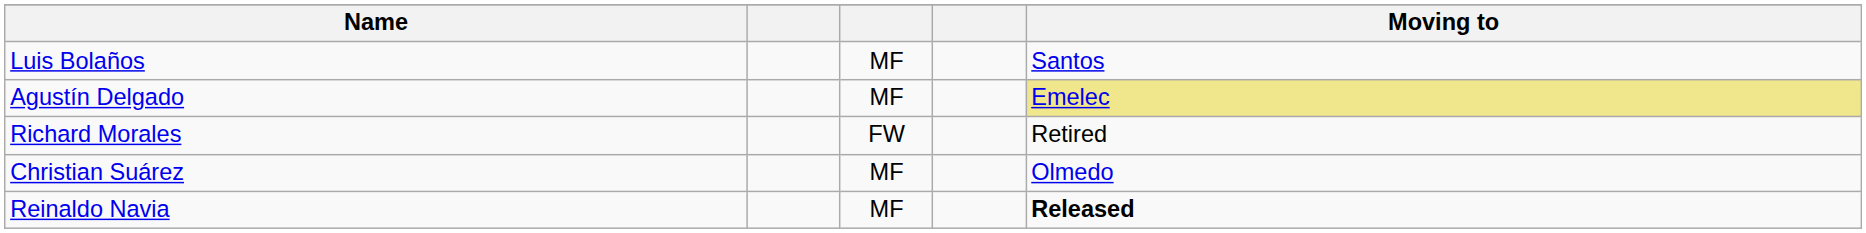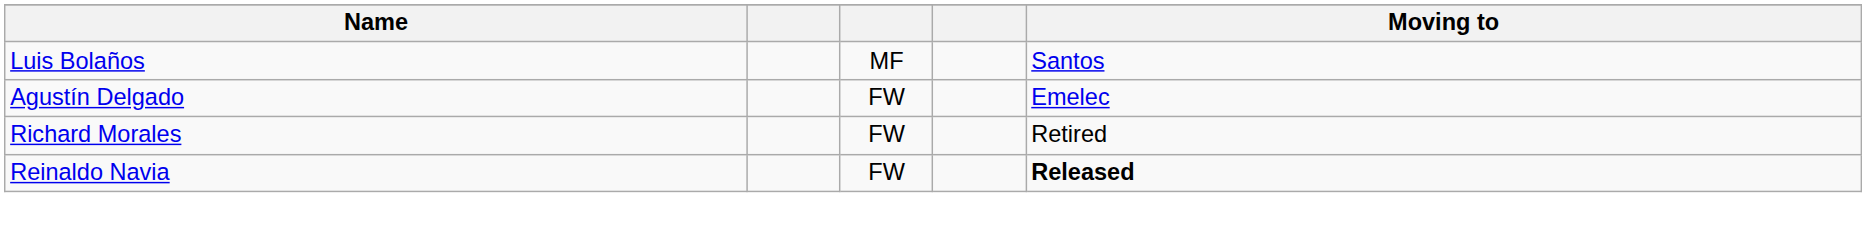(887, 97) MF -> (887, 97) FW
(1070, 97) khaki background -> (1070, 97) no background
- row: (97, 172)
(887, 209) MF -> (887, 172) FW
